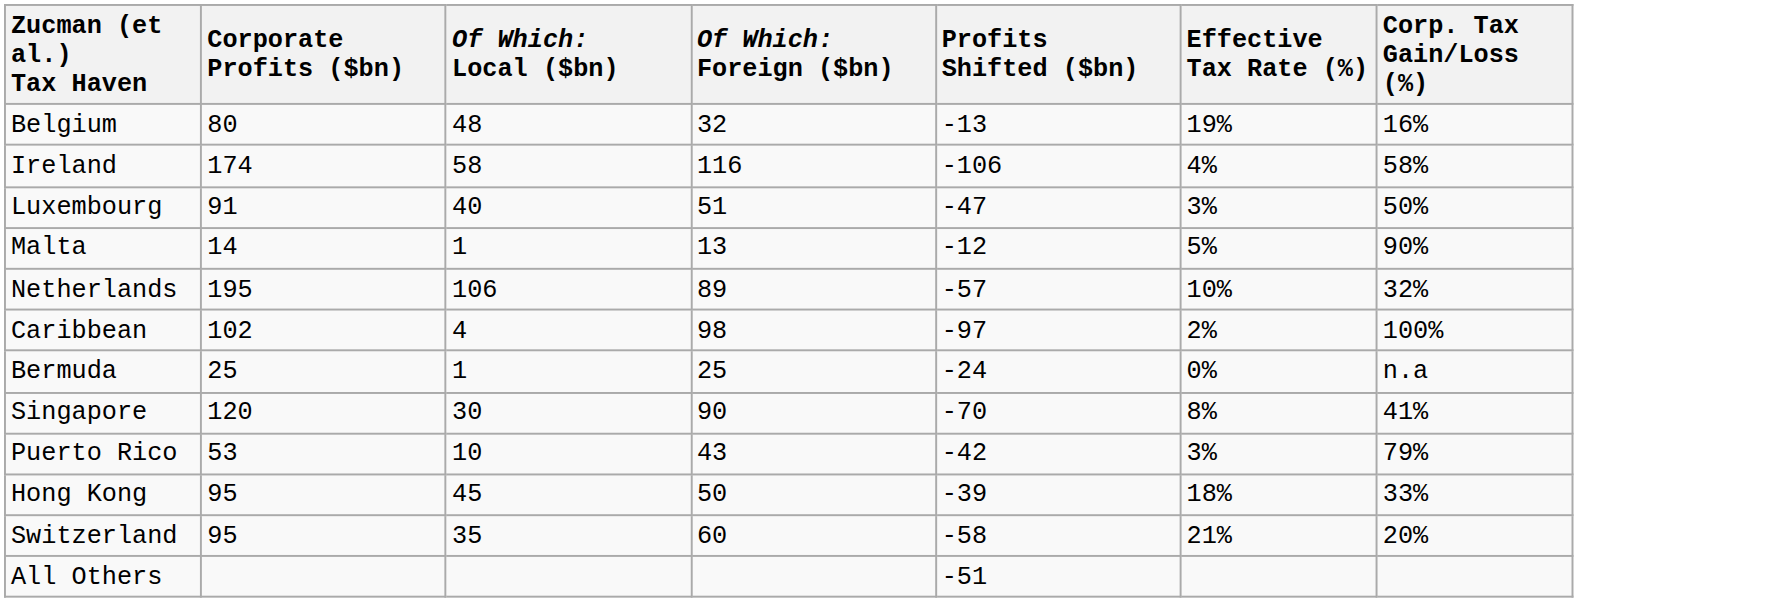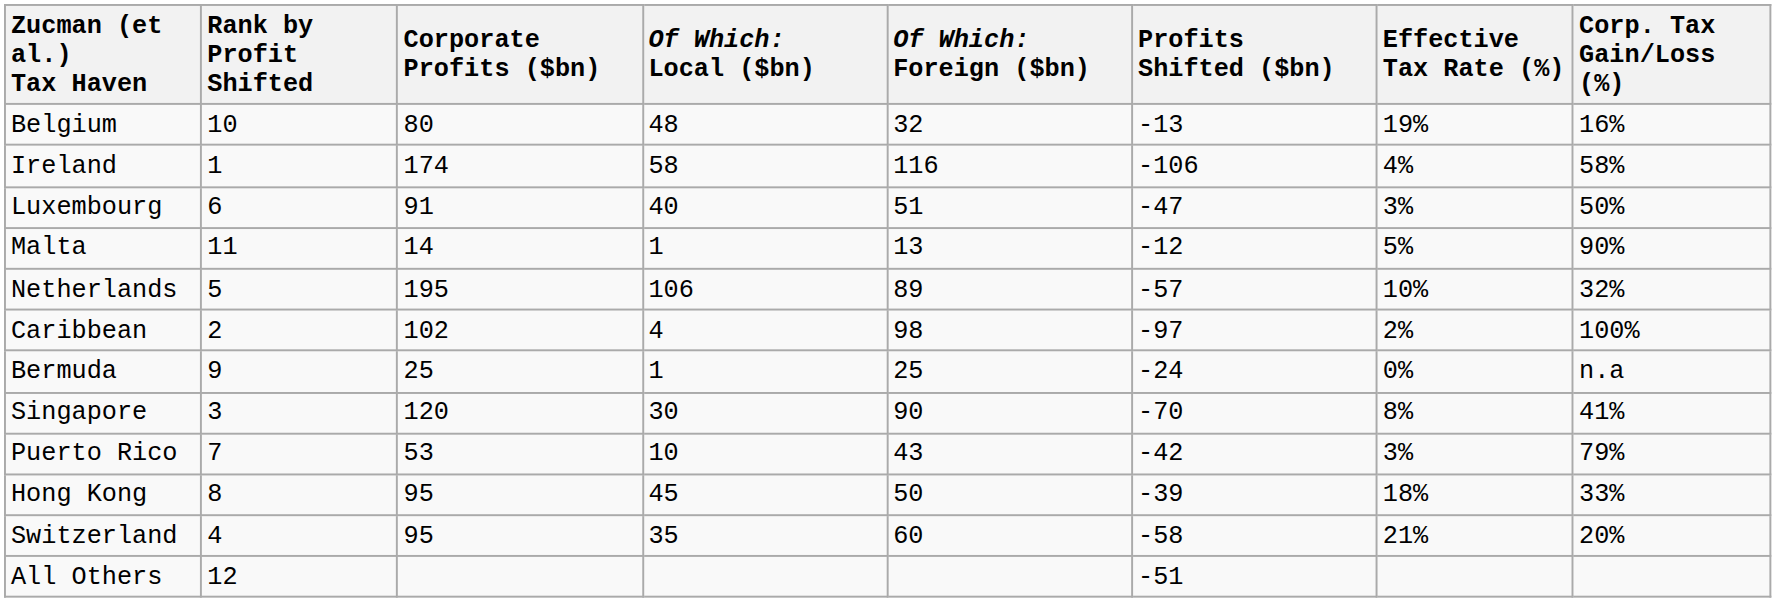+ column: (260, 55)
